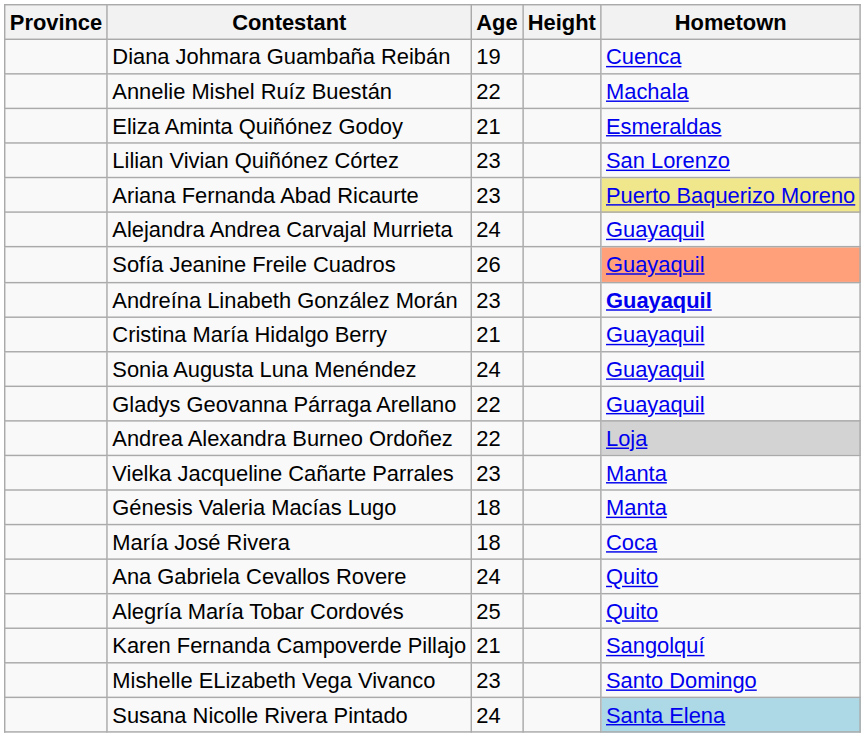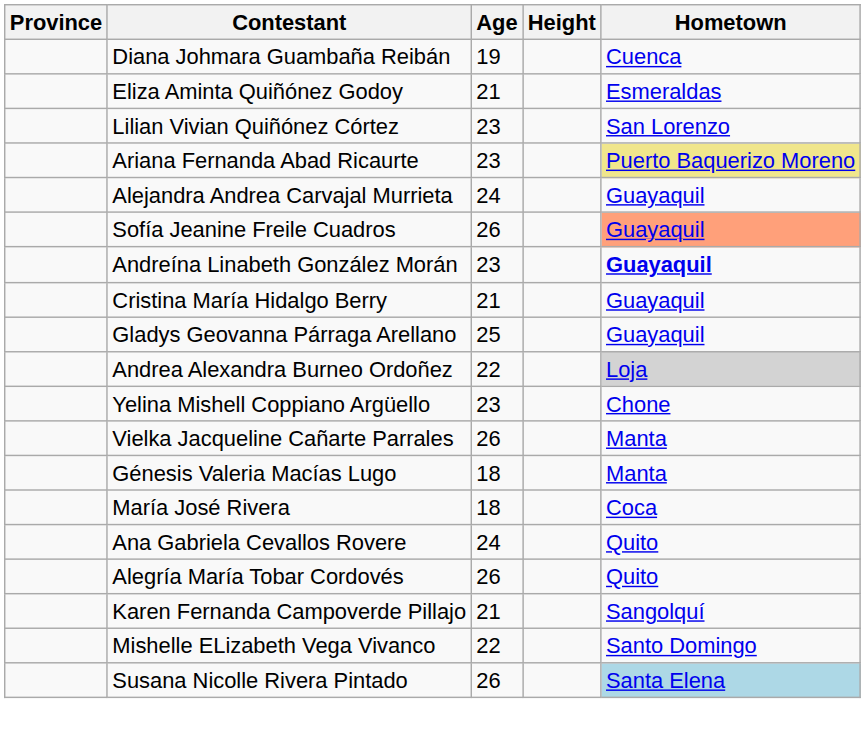- row: (252, 92)
- row: (264, 369)
(488, 403) 22 -> (488, 334) 25
+ row: (271, 403)
(488, 473) 23 -> (488, 438) 26
(488, 611) 25 -> (488, 577) 26
(488, 681) 23 -> (488, 646) 22
(488, 715) 24 -> (488, 681) 26
